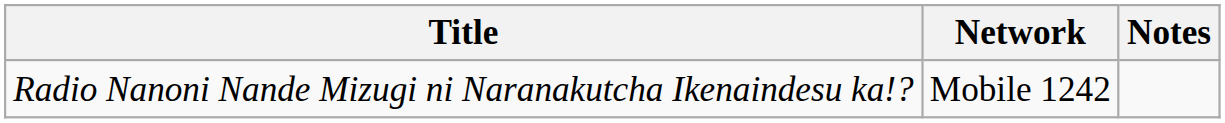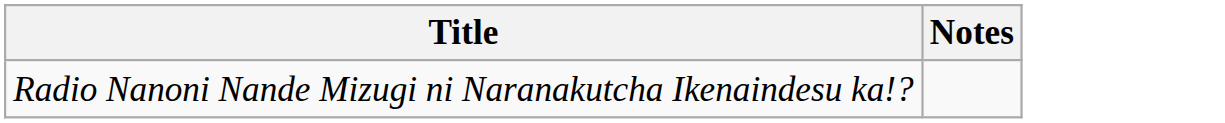- column: (1020, 32)
